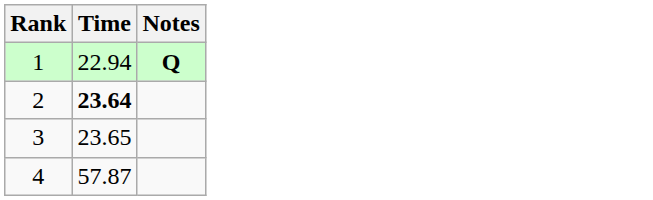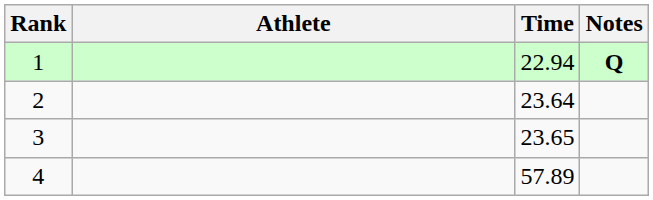+ column: (293, 23)
(104, 99) bold -> (547, 99) normal
(104, 175) 57.87 -> (547, 175) 57.89
